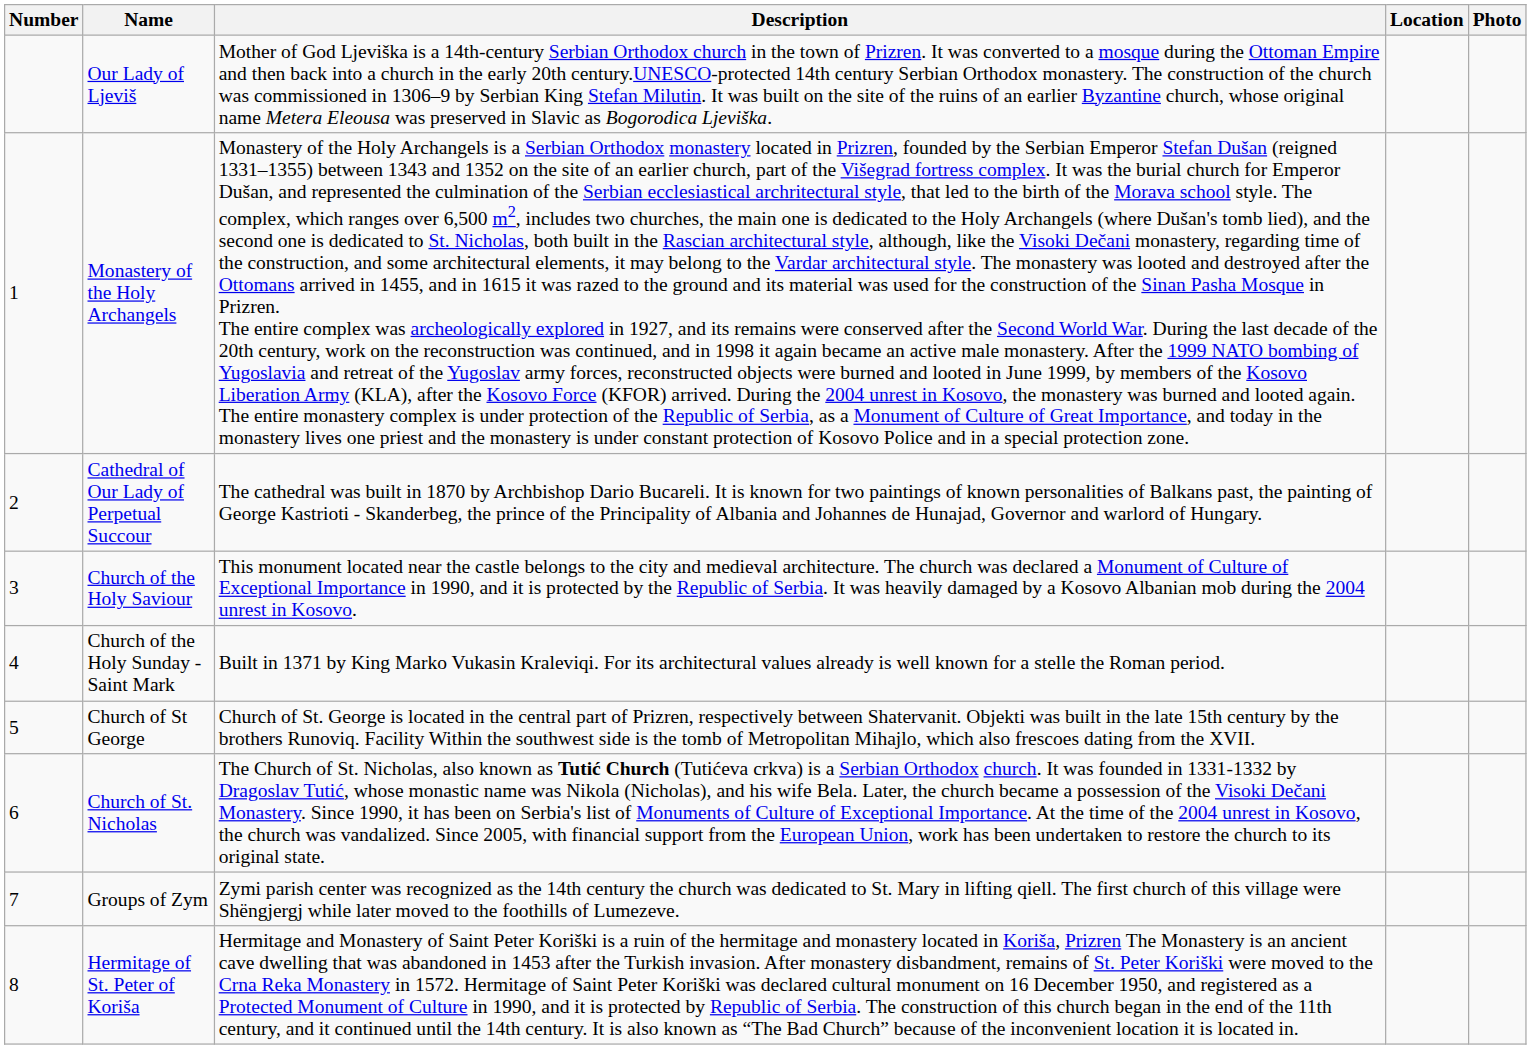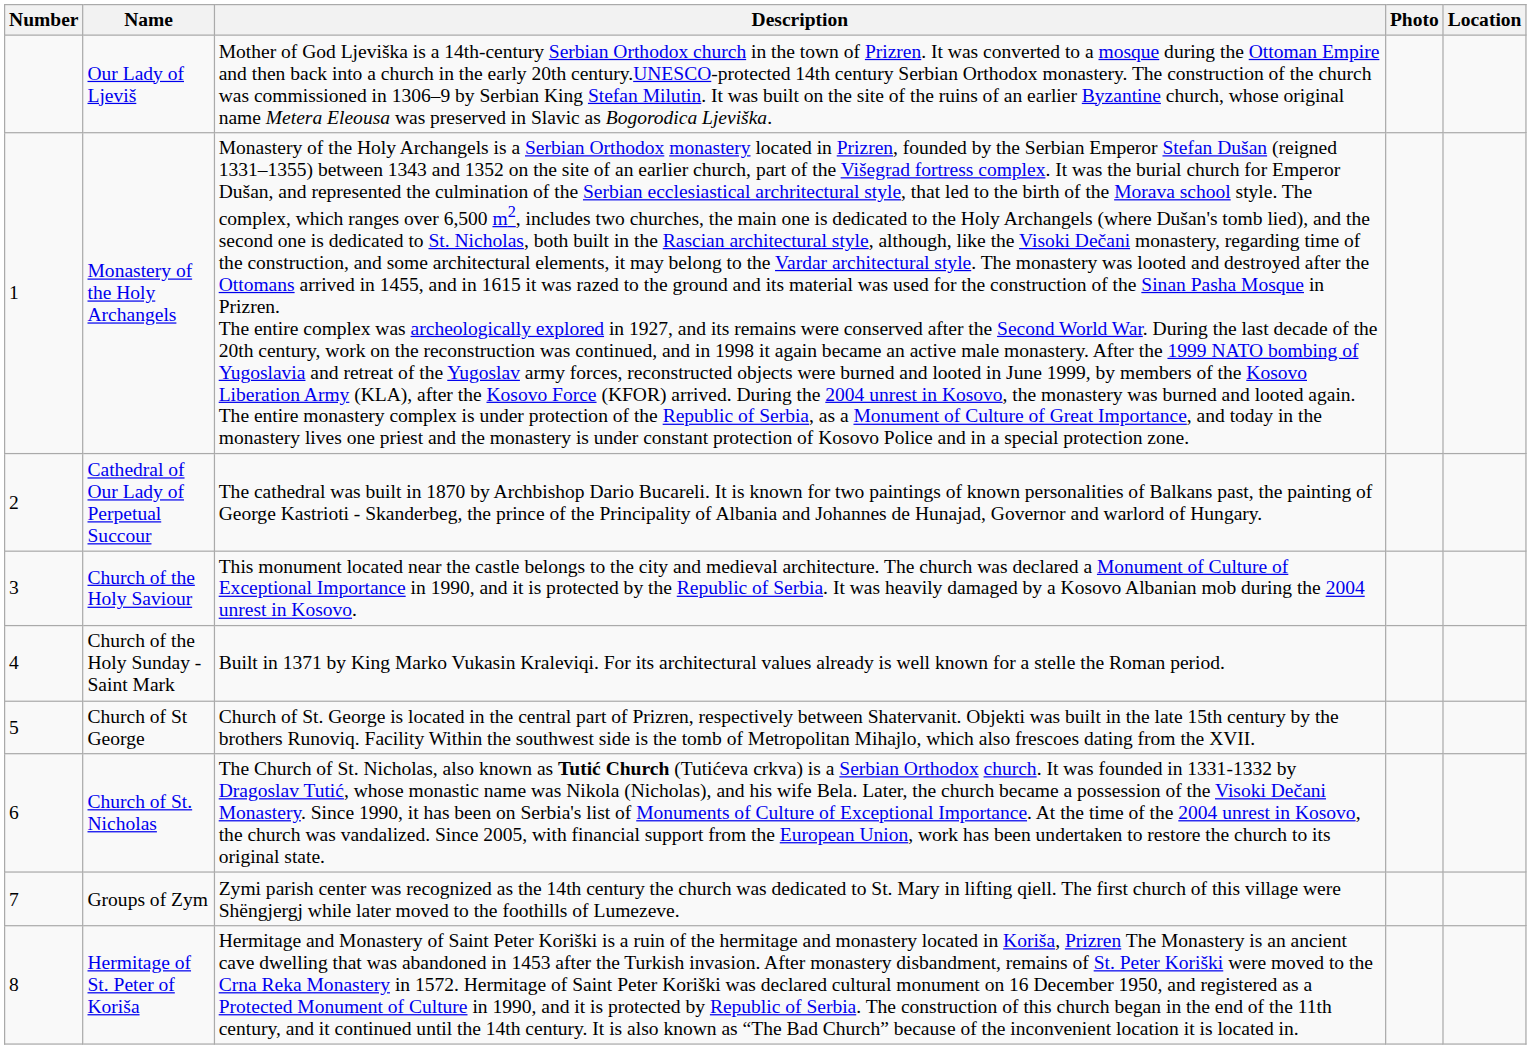columns swapped: (1427, 19) <-> (1497, 19)
